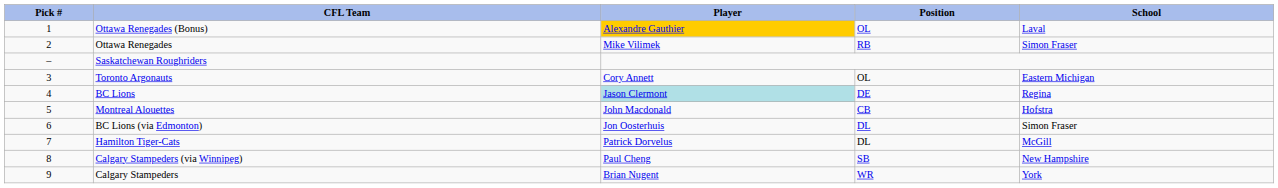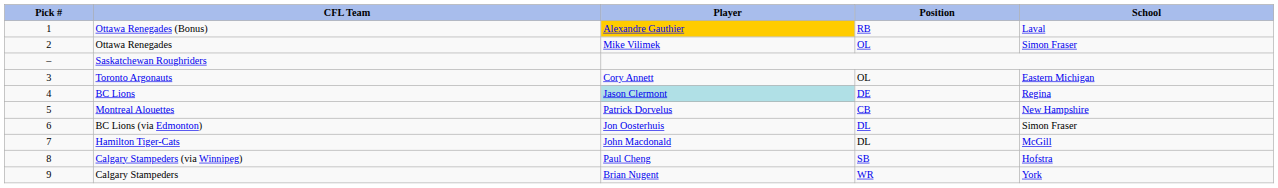(864, 28) OL -> (864, 28) RB
(864, 45) RB -> (864, 45) OL
(637, 110) John Macdonald -> (638, 110) Patrick Dorvelus
(1037, 110) Hofstra -> (1055, 110) New Hampshire
(638, 142) Patrick Dorvelus -> (637, 142) John Macdonald
(1055, 158) New Hampshire -> (1037, 158) Hofstra
